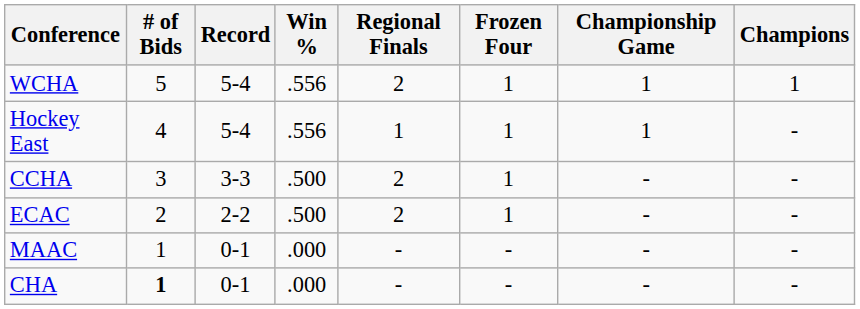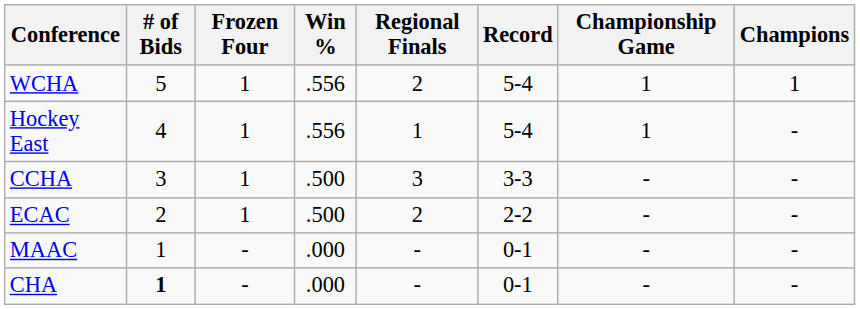columns swapped: (235, 34) <-> (508, 34)
(399, 179) 2 -> (417, 179) 3
